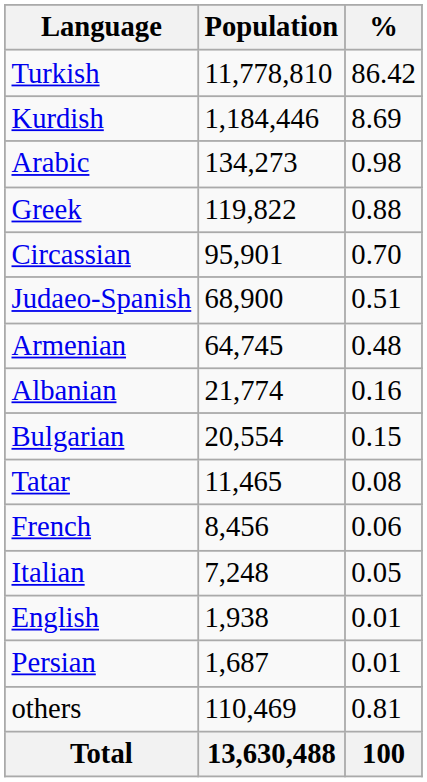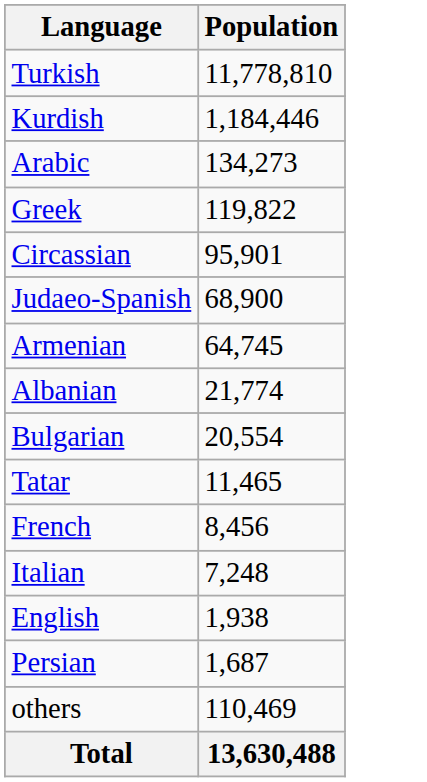- column: (384, 27)
